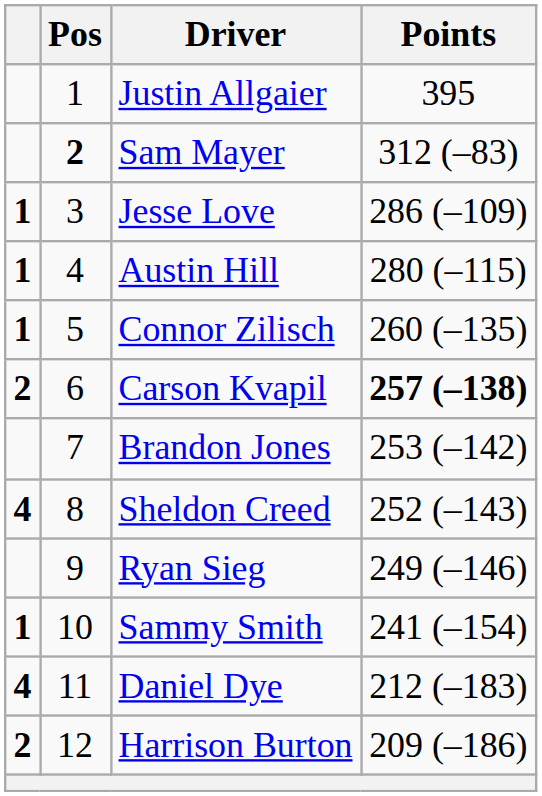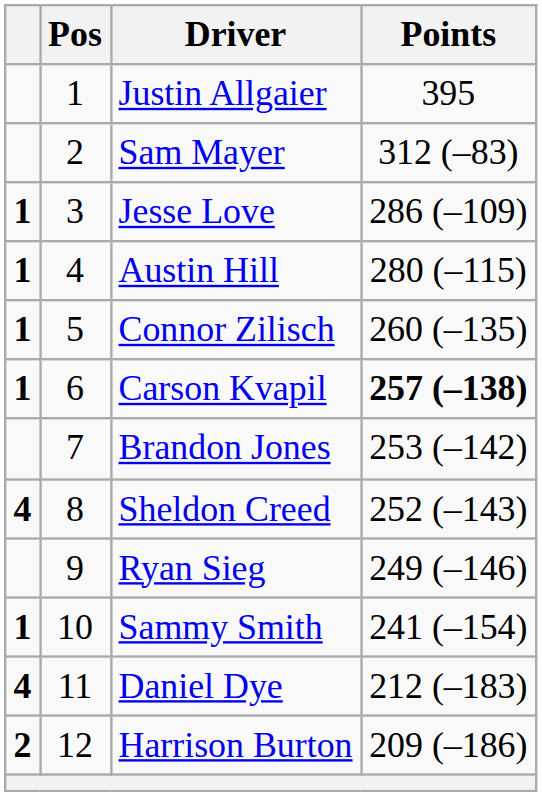(75, 152) bold -> (75, 152) normal
(22, 389) 2 -> (22, 389) 1
